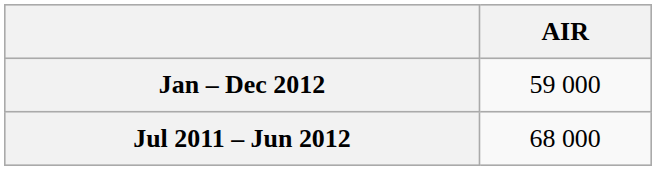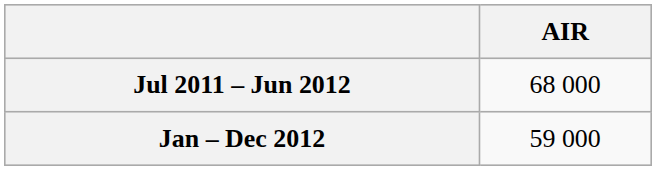rows swapped: (242, 84) <-> (242, 138)
